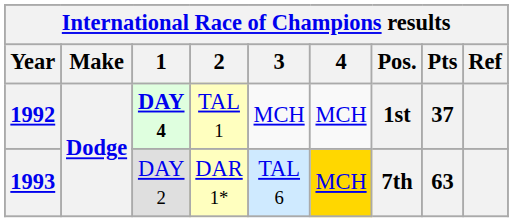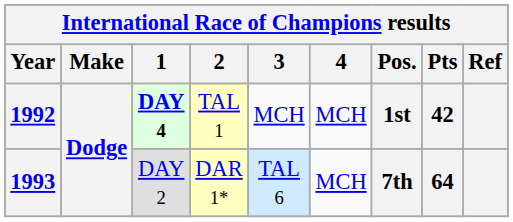(442, 115) 37 -> (442, 115) 42
(341, 182) gold background -> (341, 182) no background
(442, 182) 63 -> (442, 182) 64
